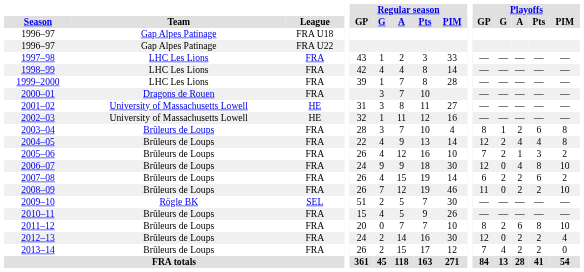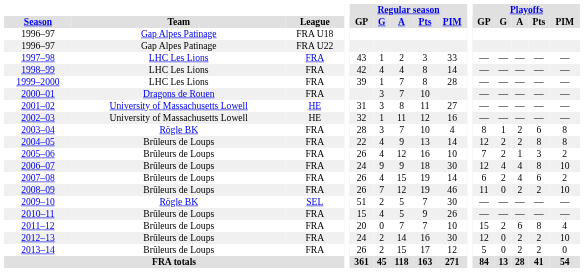(179, 130) Brûleurs de Loups -> (179, 130) Rögle BK
(520, 142) 4 -> (520, 142) 2
(539, 142) 4 -> (539, 142) 8
(503, 166) 0 -> (503, 166) 4
(520, 178) 2 -> (520, 178) 4
(484, 226) 8 -> (484, 226) 15
(565, 226) 10 -> (565, 226) 4
(565, 238) 4 -> (565, 238) 10
(484, 250) 7 -> (484, 250) 5
(503, 250) 4 -> (503, 250) 0
